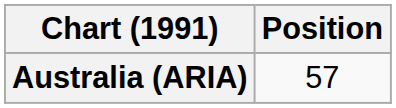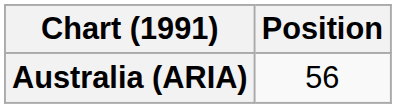(322, 77) 57 -> (322, 77) 56
